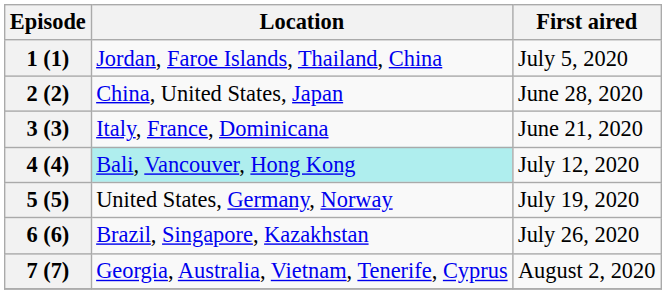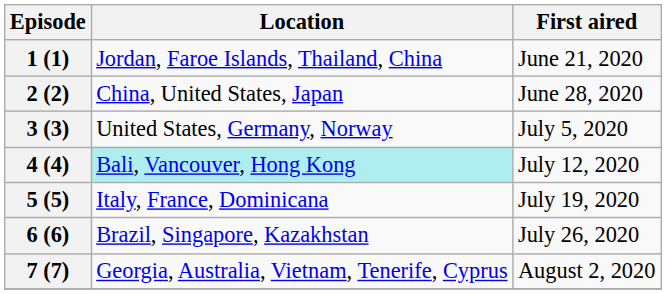(573, 57) July 5, 2020 -> (580, 57) June 21, 2020
(212, 128) Italy, France, Dominicana -> (244, 128) United States, Germany, Norway
(580, 128) June 21, 2020 -> (573, 128) July 5, 2020
(244, 199) United States, Germany, Norway -> (212, 199) Italy, France, Dominicana
